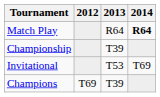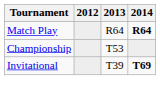(115, 48) T39 -> (115, 48) T53
(115, 65) T53 -> (115, 65) T39
(142, 65) normal -> (142, 65) bold
- row: (32, 83)
